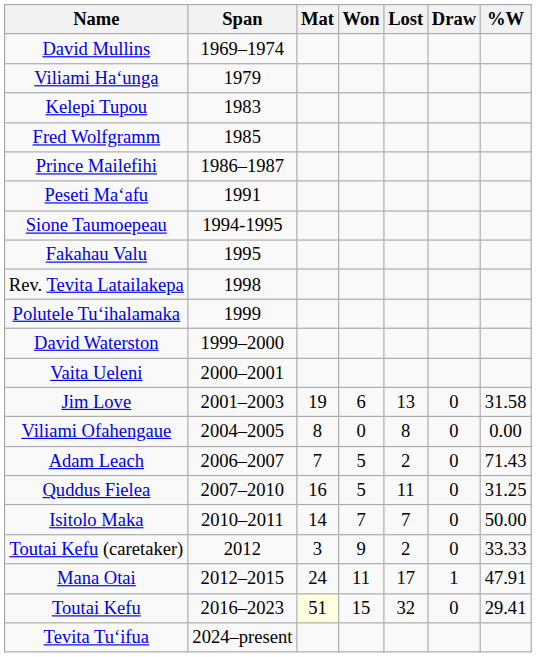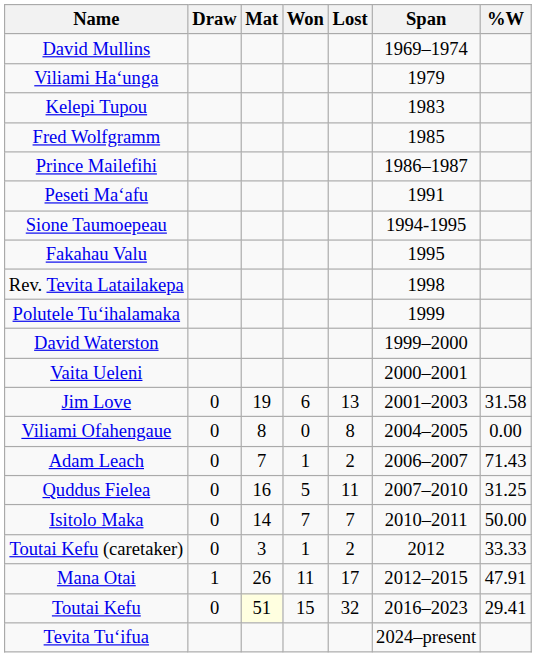columns swapped: (242, 19) <-> (454, 19)
(361, 460) 5 -> (305, 460) 1
(361, 549) 9 -> (305, 549) 1
(317, 578) 24 -> (262, 578) 26
